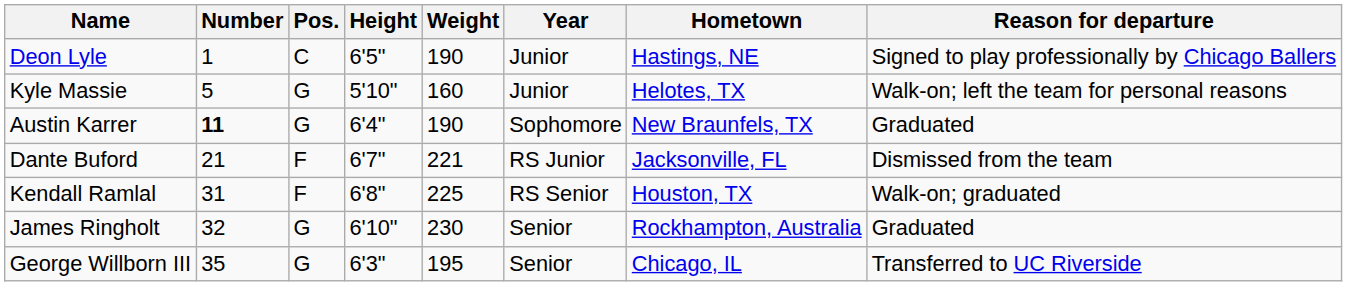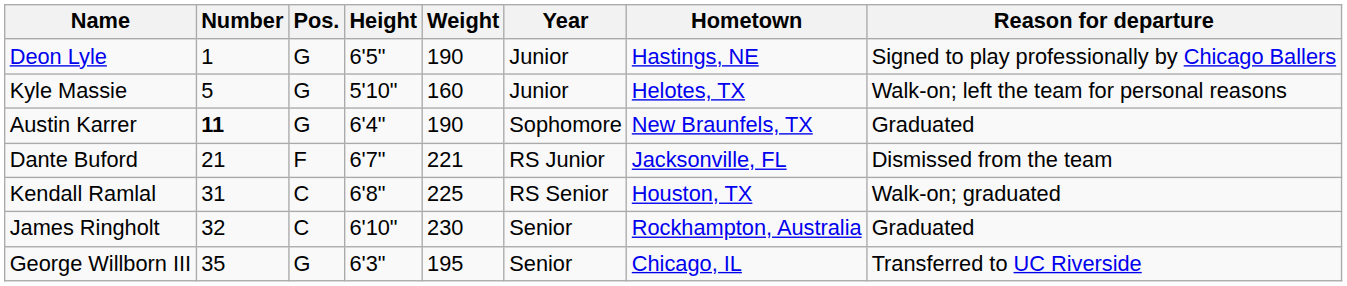(301, 56) C -> (302, 56) G
(300, 194) F -> (301, 194) C
(302, 228) G -> (301, 228) C
